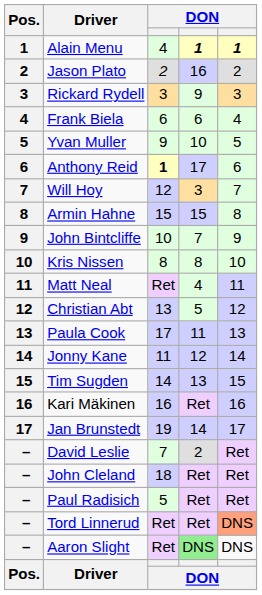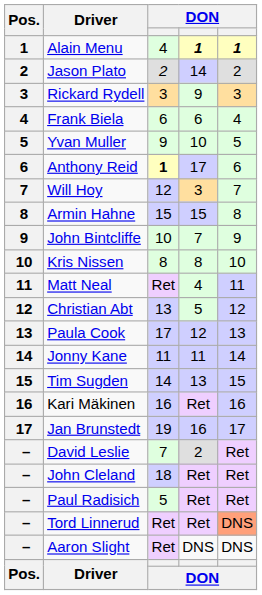(198, 71) 16 -> (198, 71) 14
(198, 333) 11 -> (198, 333) 12
(198, 356) 12 -> (198, 356) 11
(198, 428) 14 -> (198, 428) 16
(198, 547) lightgreen background -> (198, 547) no background
